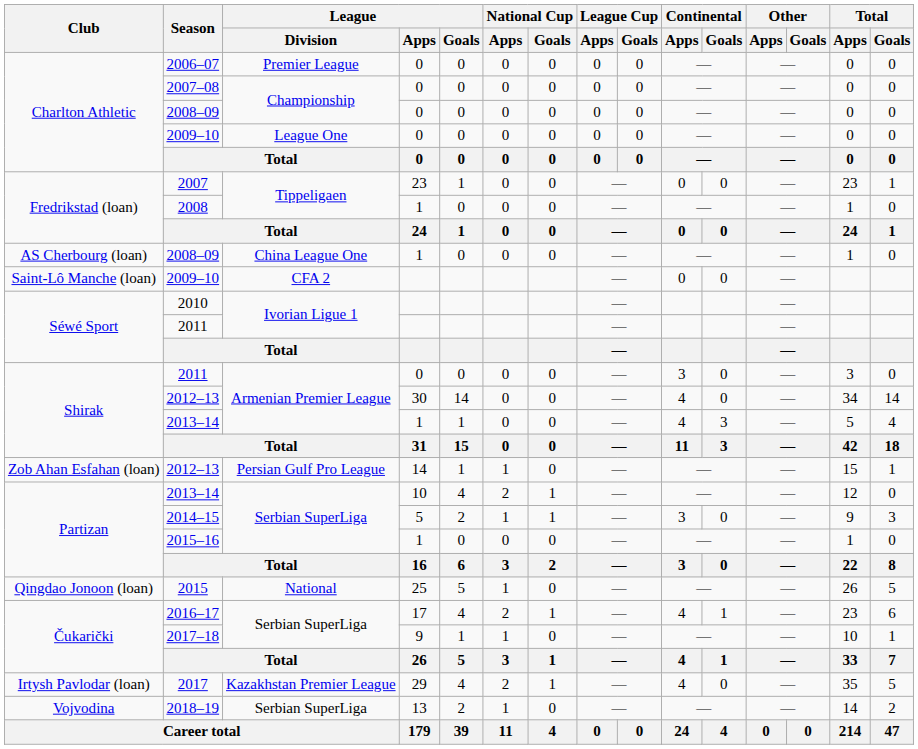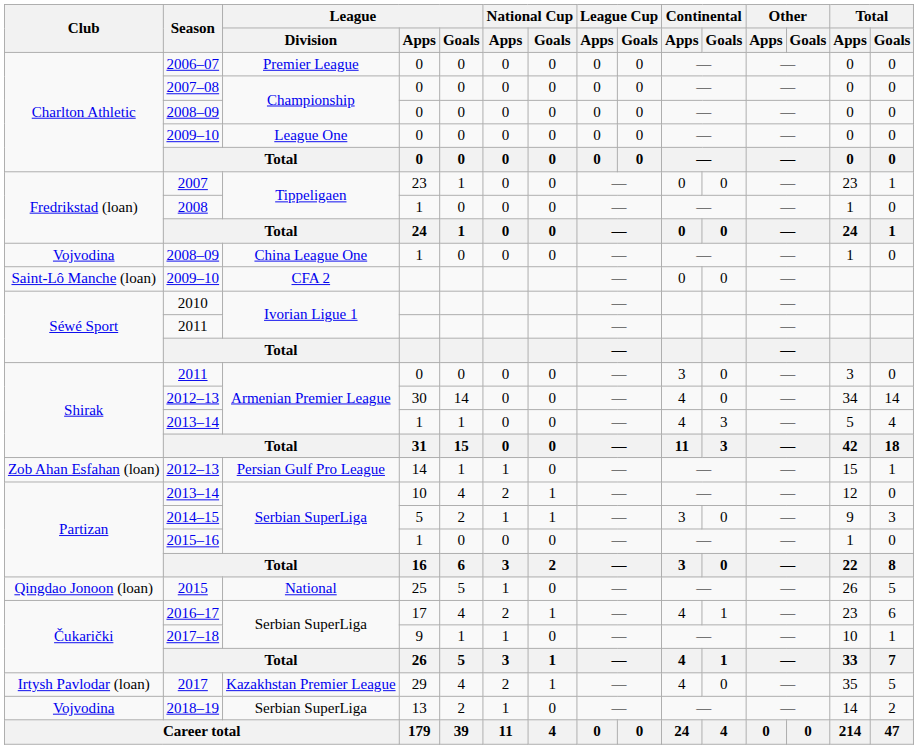(84, 254) AS Cherbourg (loan) -> (84, 254) Vojvodina
